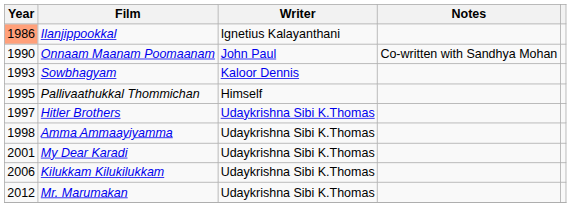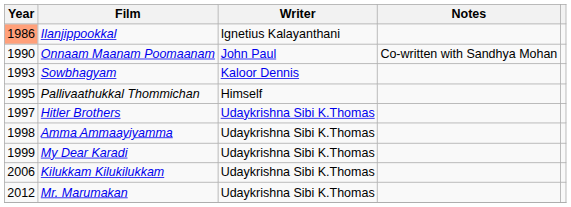(21, 152) 2001 -> (21, 152) 1999
